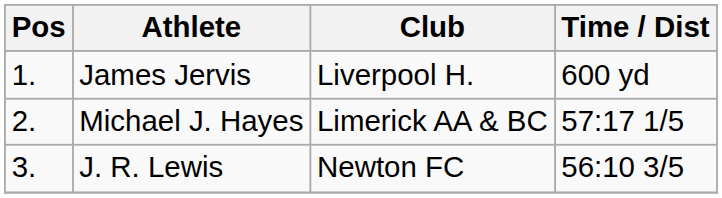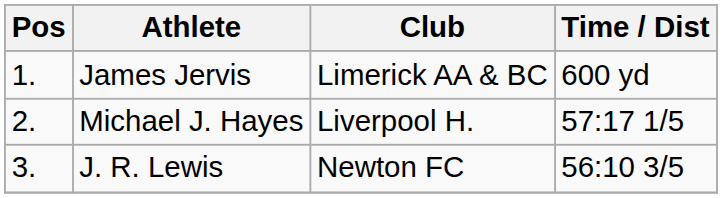(396, 74) Liverpool H. -> (432, 74) Limerick AA & BC
(432, 121) Limerick AA & BC -> (396, 121) Liverpool H.
